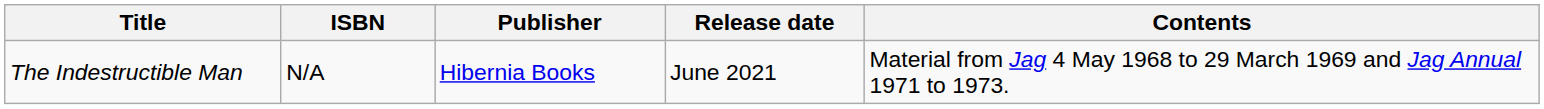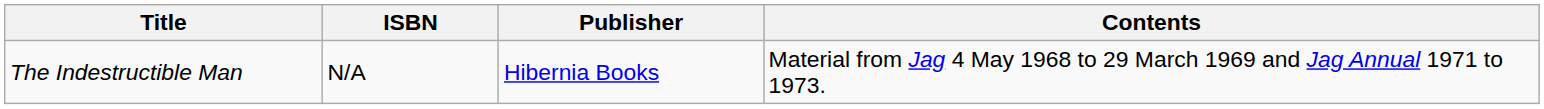- column: (764, 22)
